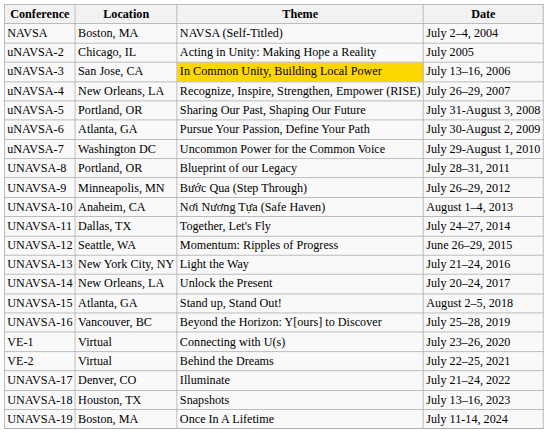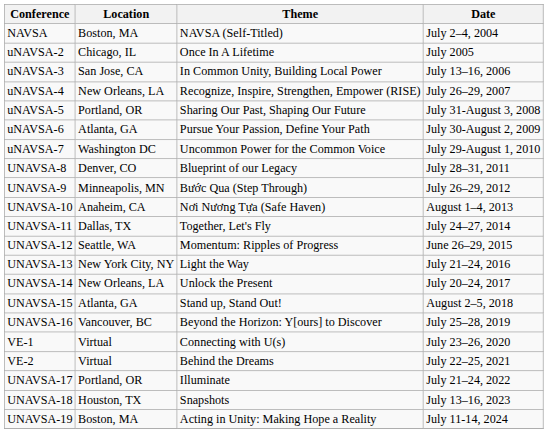(278, 52) Acting in Unity: Making Hope a Reality -> (227, 52) Once In A Lifetime
(281, 71) gold background -> (281, 71) no background
(110, 168) Portland, OR -> (107, 168) Denver, CO
(107, 380) Denver, CO -> (110, 380) Portland, OR
(227, 419) Once In A Lifetime -> (278, 419) Acting in Unity: Making Hope a Reality
